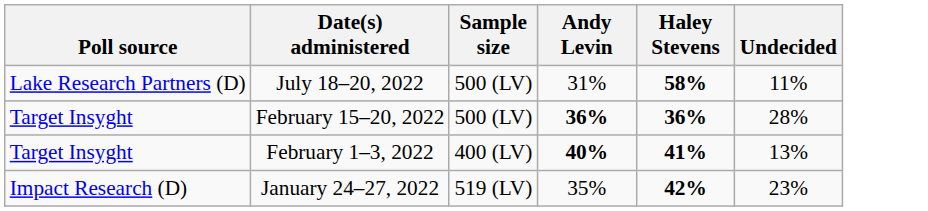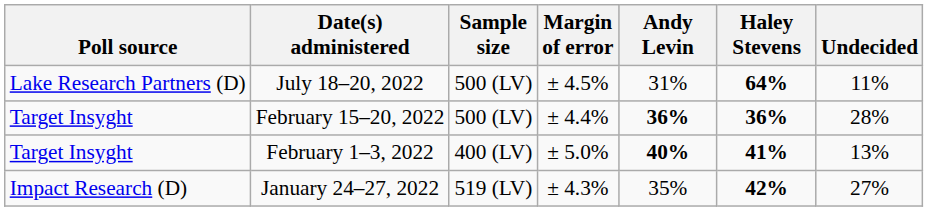+ column: (578, 35)
(685, 82) 58% -> (767, 82) 64%
(788, 188) 23% -> (870, 188) 27%
